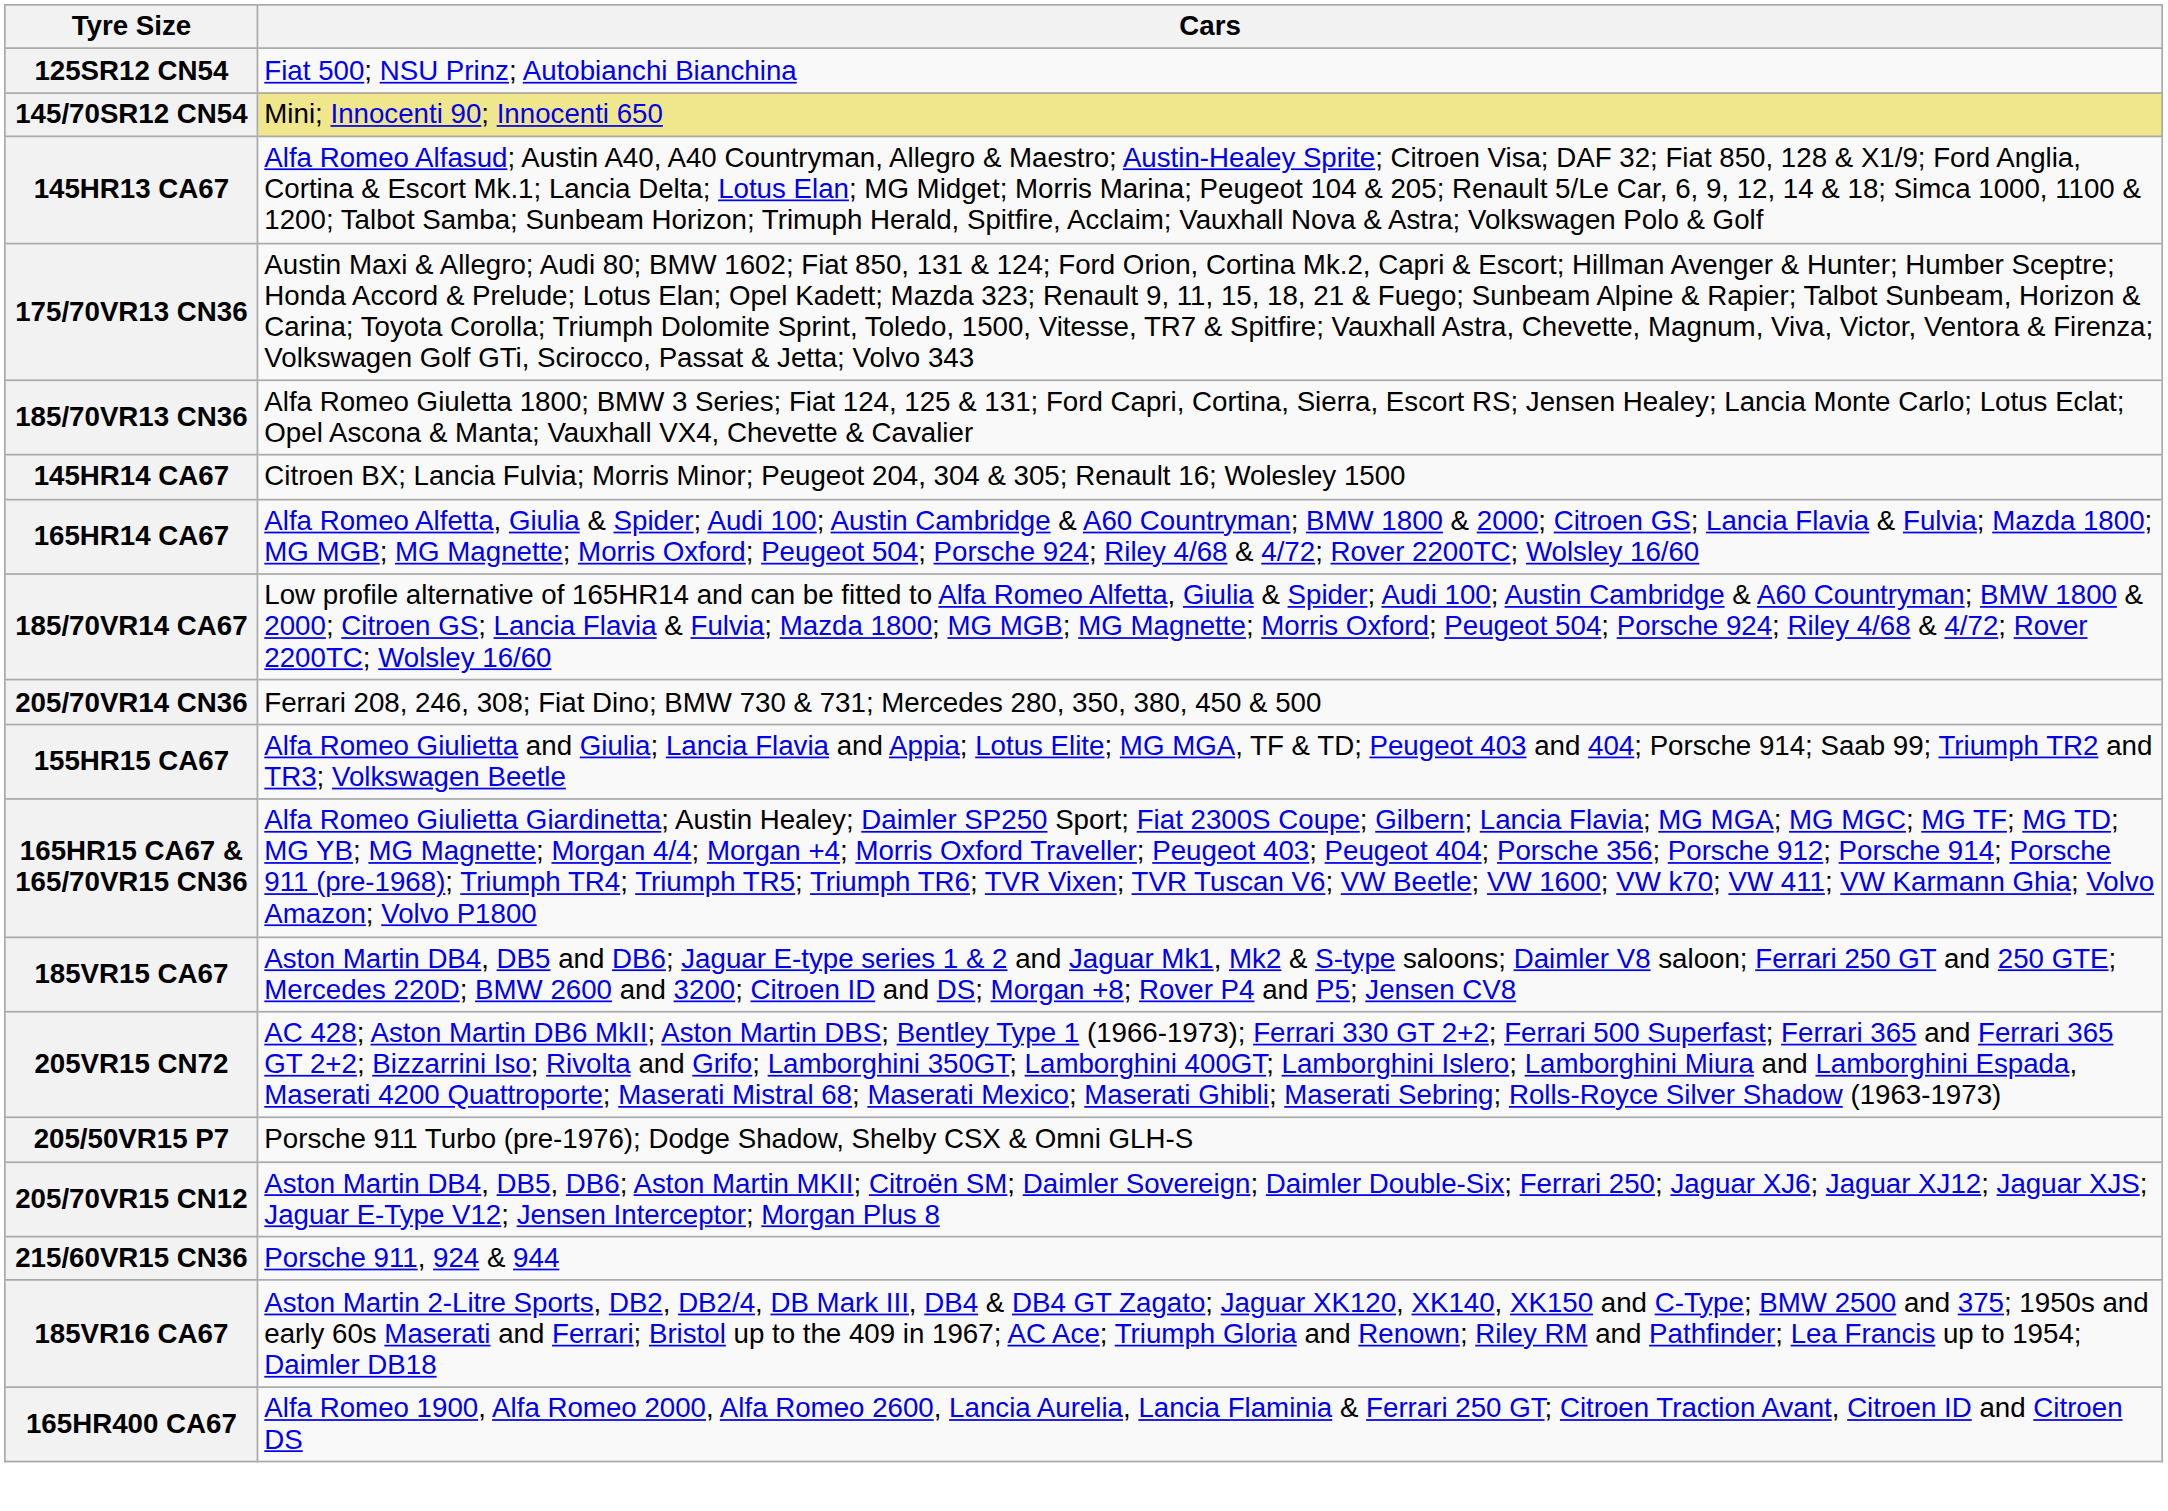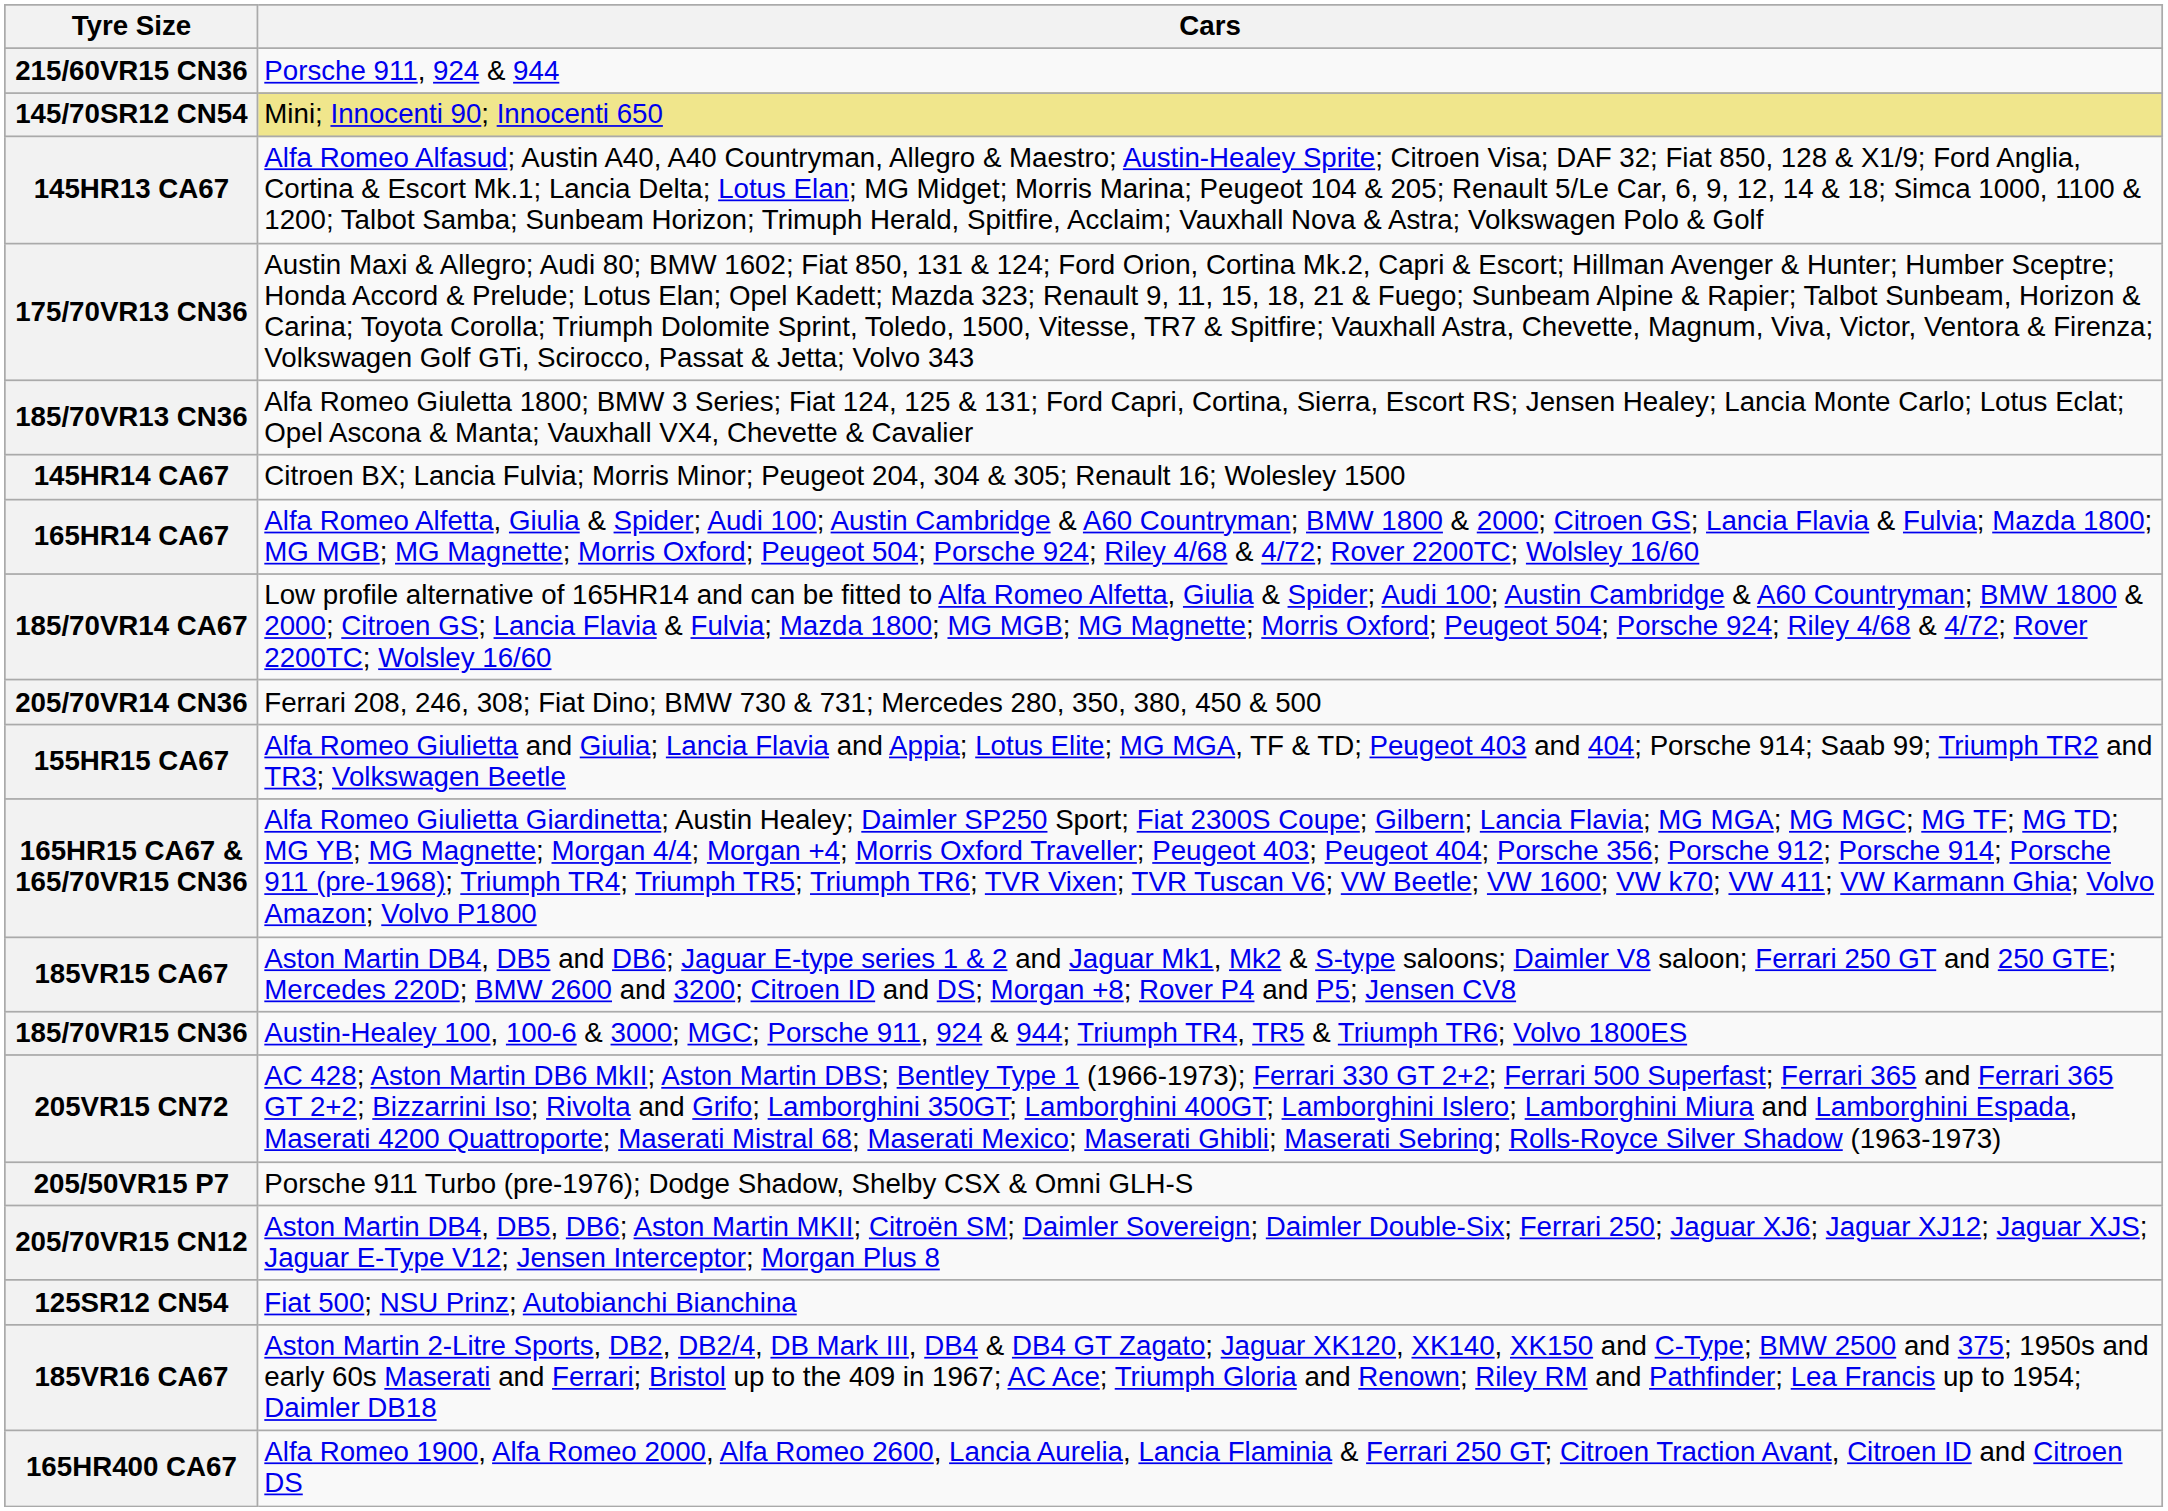rows swapped: (131, 70) <-> (131, 1258)
+ row: (131, 1033)
